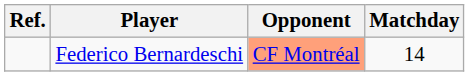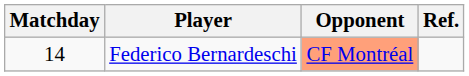columns swapped: (414, 20) <-> (28, 20)
